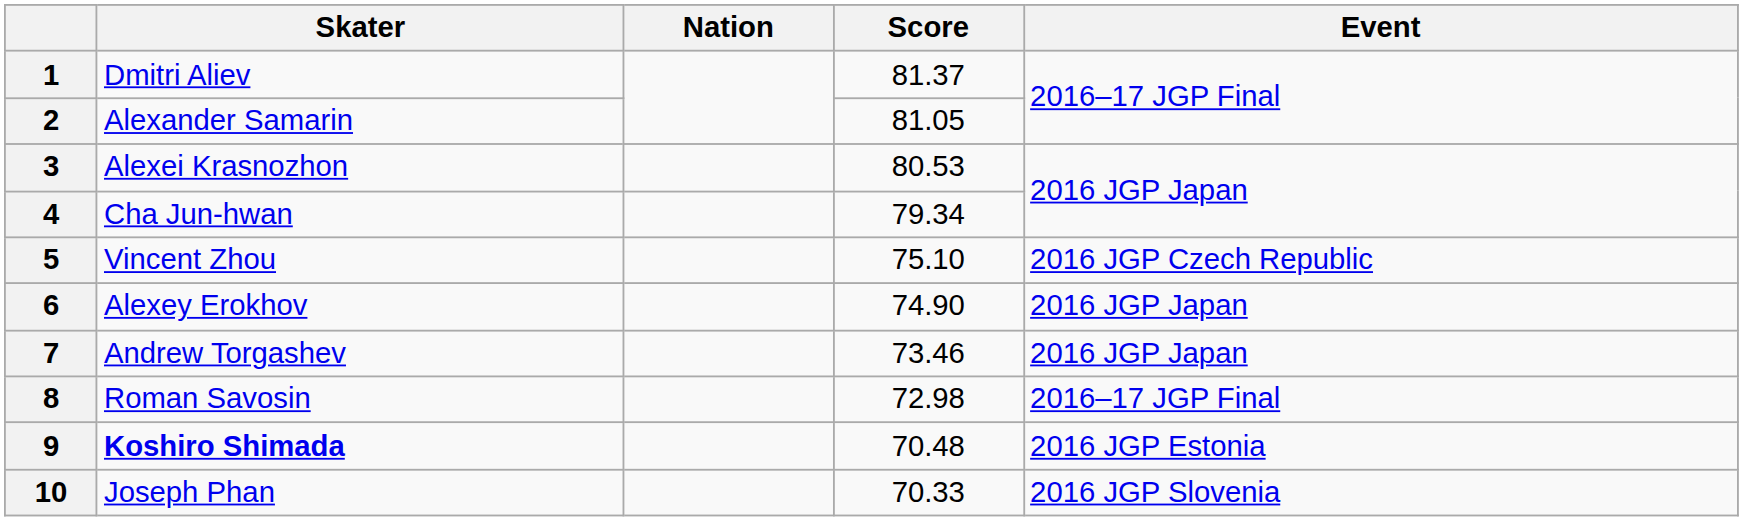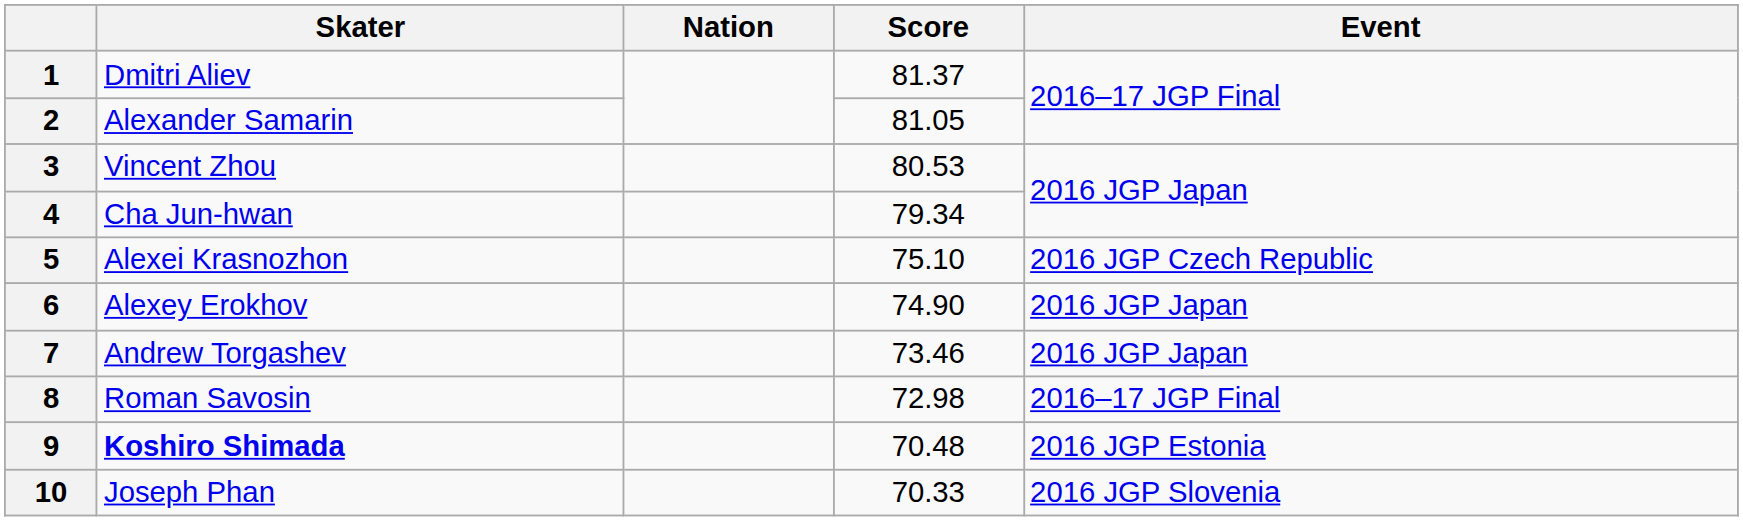(226, 167) Alexei Krasnozhon -> (190, 167) Vincent Zhou
(190, 259) Vincent Zhou -> (226, 259) Alexei Krasnozhon
